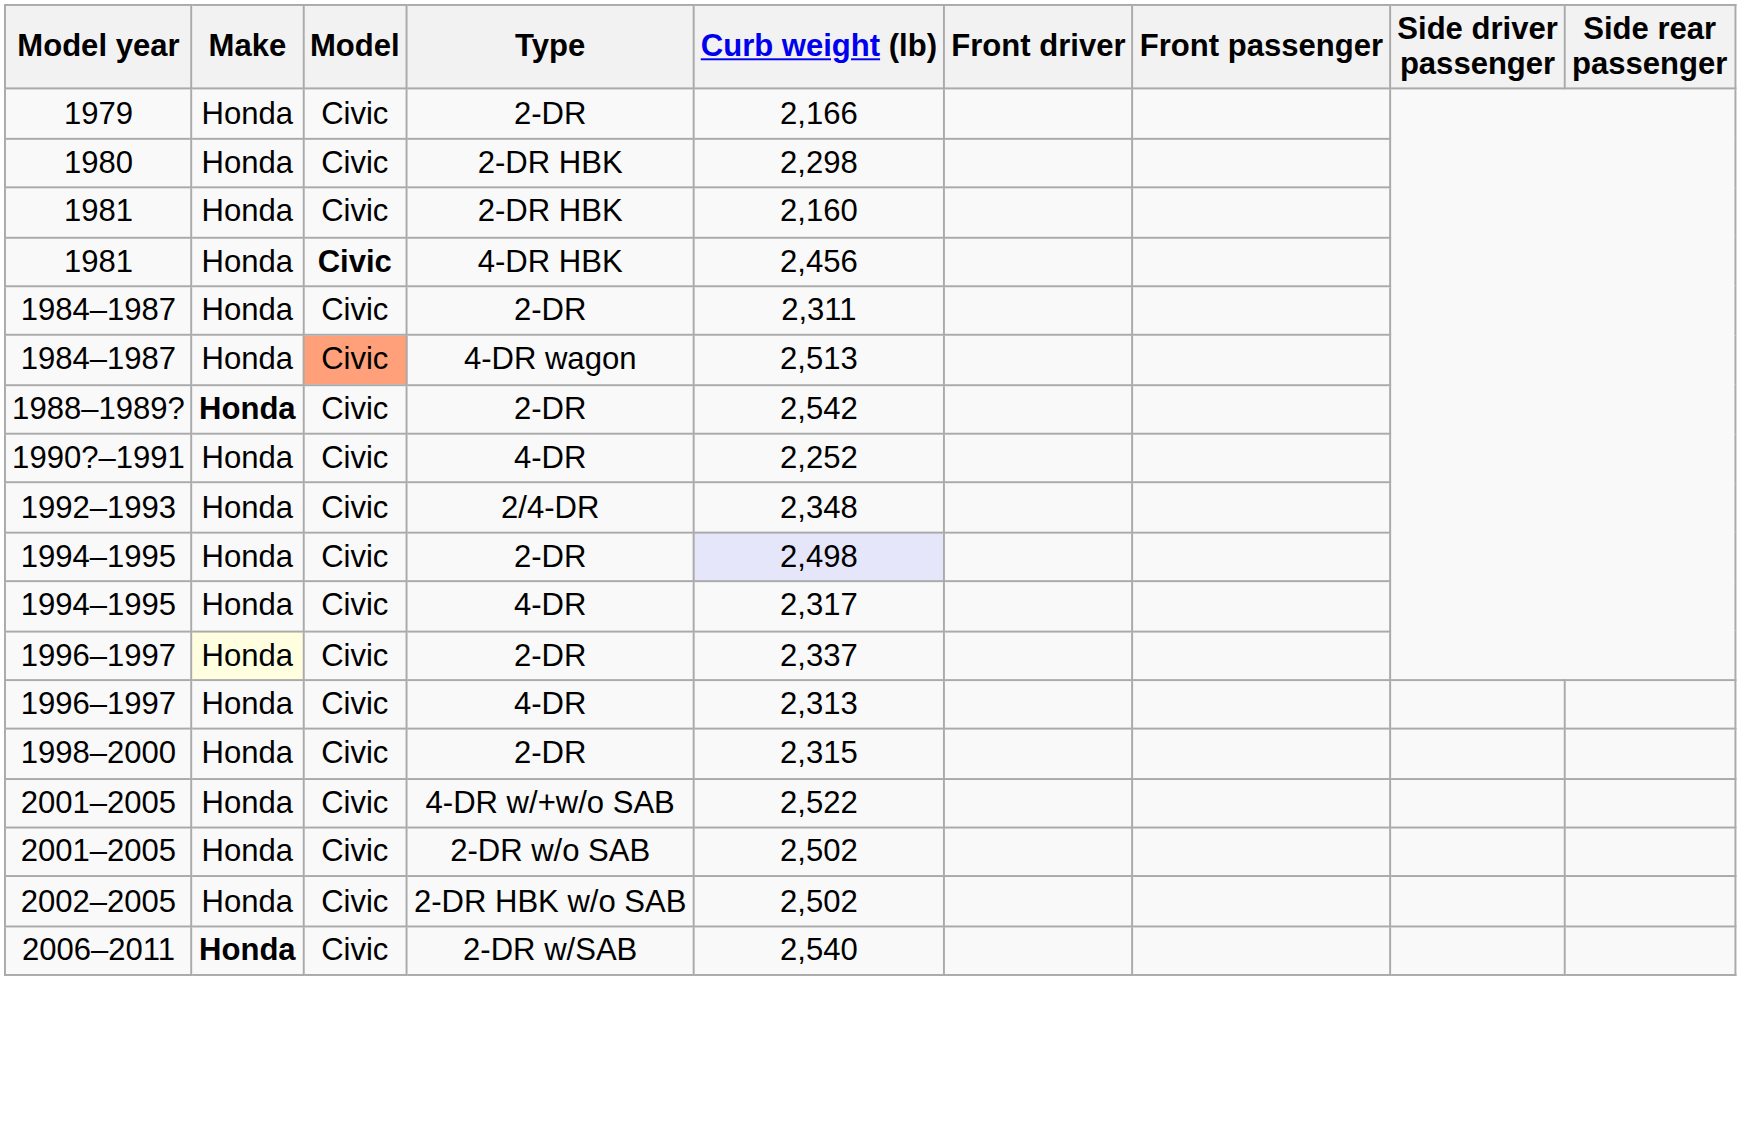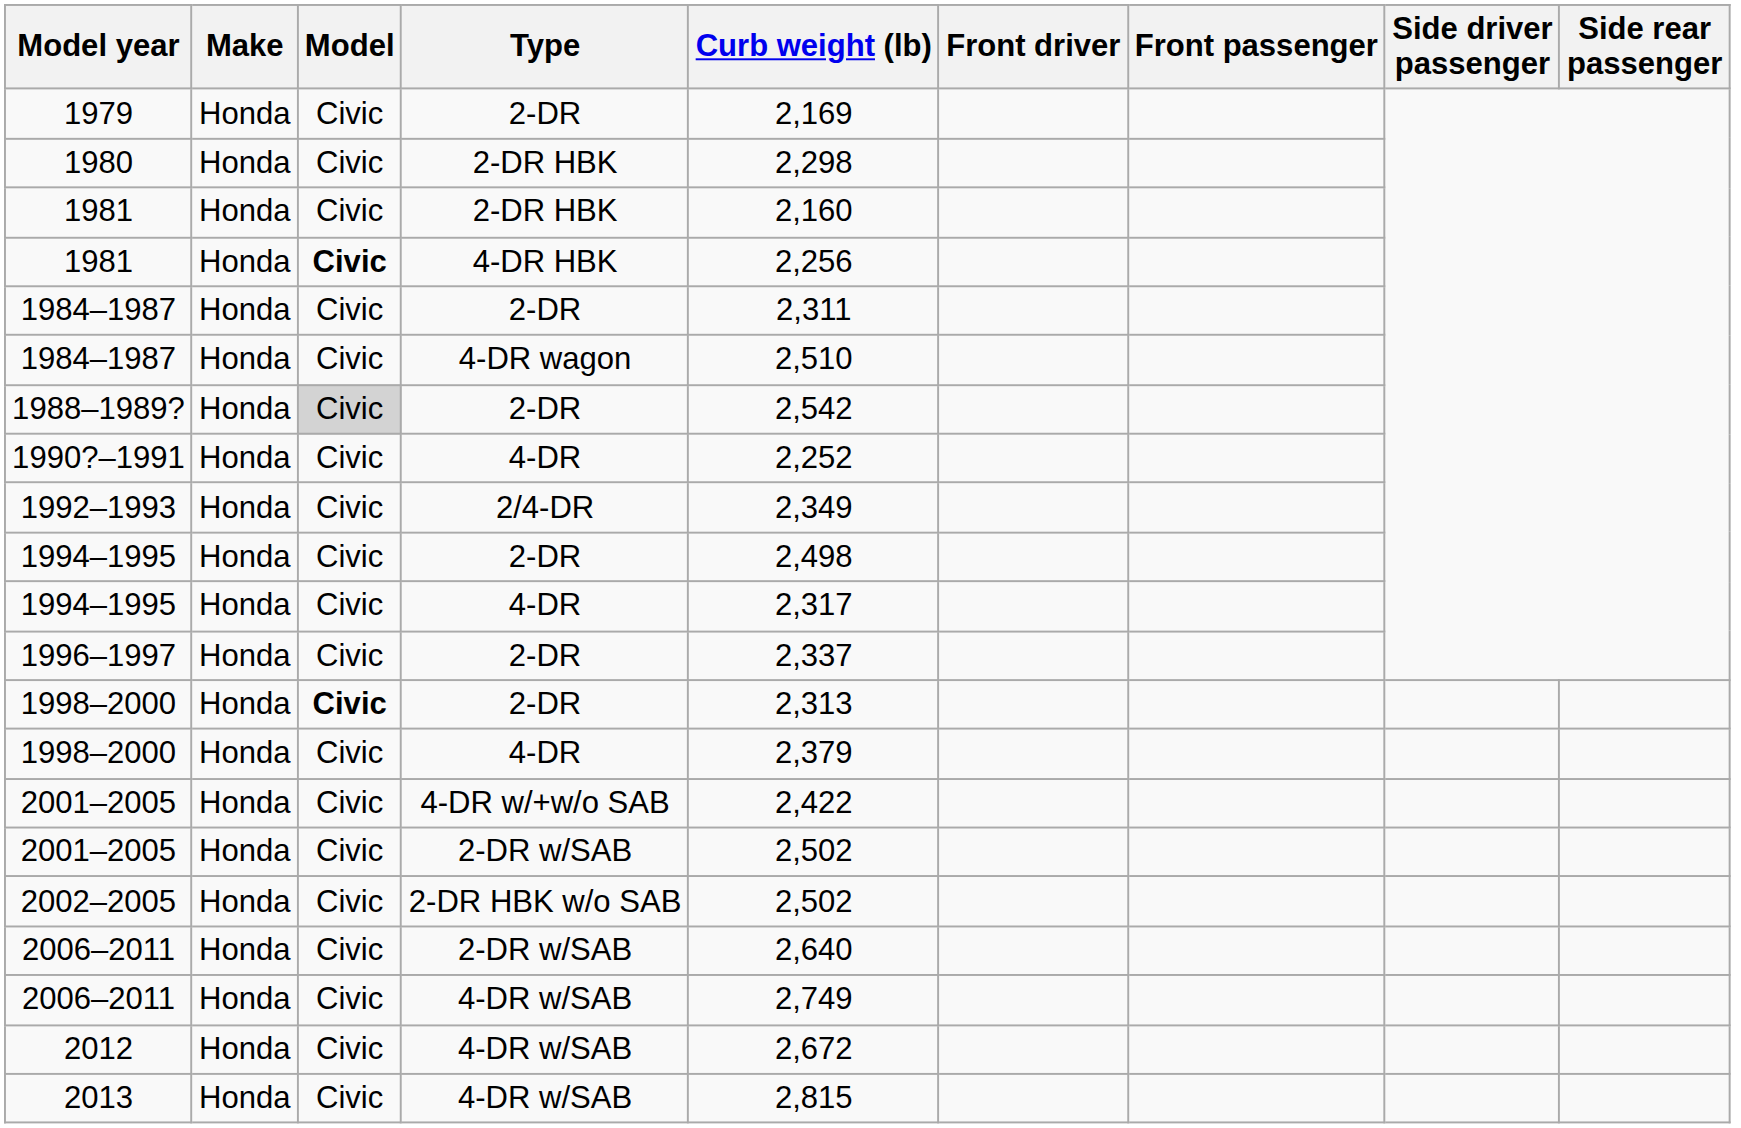(819, 113) 2,166 -> (814, 113) 2,169
(819, 260) 2,456 -> (814, 260) 2,256
(355, 359) lightsalmon background -> (350, 359) no background
(819, 359) 2,513 -> (814, 359) 2,510
(247, 408) bold -> (245, 408) normal
(355, 408) no background -> (350, 408) lightgrey background
(819, 507) 2,348 -> (814, 507) 2,349
(819, 556) lavender background -> (814, 556) no background
(247, 654) lightyellow background -> (245, 654) no background
- row: (98, 703)
(355, 753) normal -> (350, 703) bold
(819, 753) 2,315 -> (814, 703) 2,313
+ row: (98, 753)
(819, 802) 2,522 -> (814, 802) 2,422
- row: (98, 851)
+ row: (98, 851)
(247, 950) bold -> (245, 950) normal
(819, 950) 2,540 -> (814, 950) 2,640
+ row: (98, 999)
+ row: (98, 1048)
+ row: (98, 1097)
